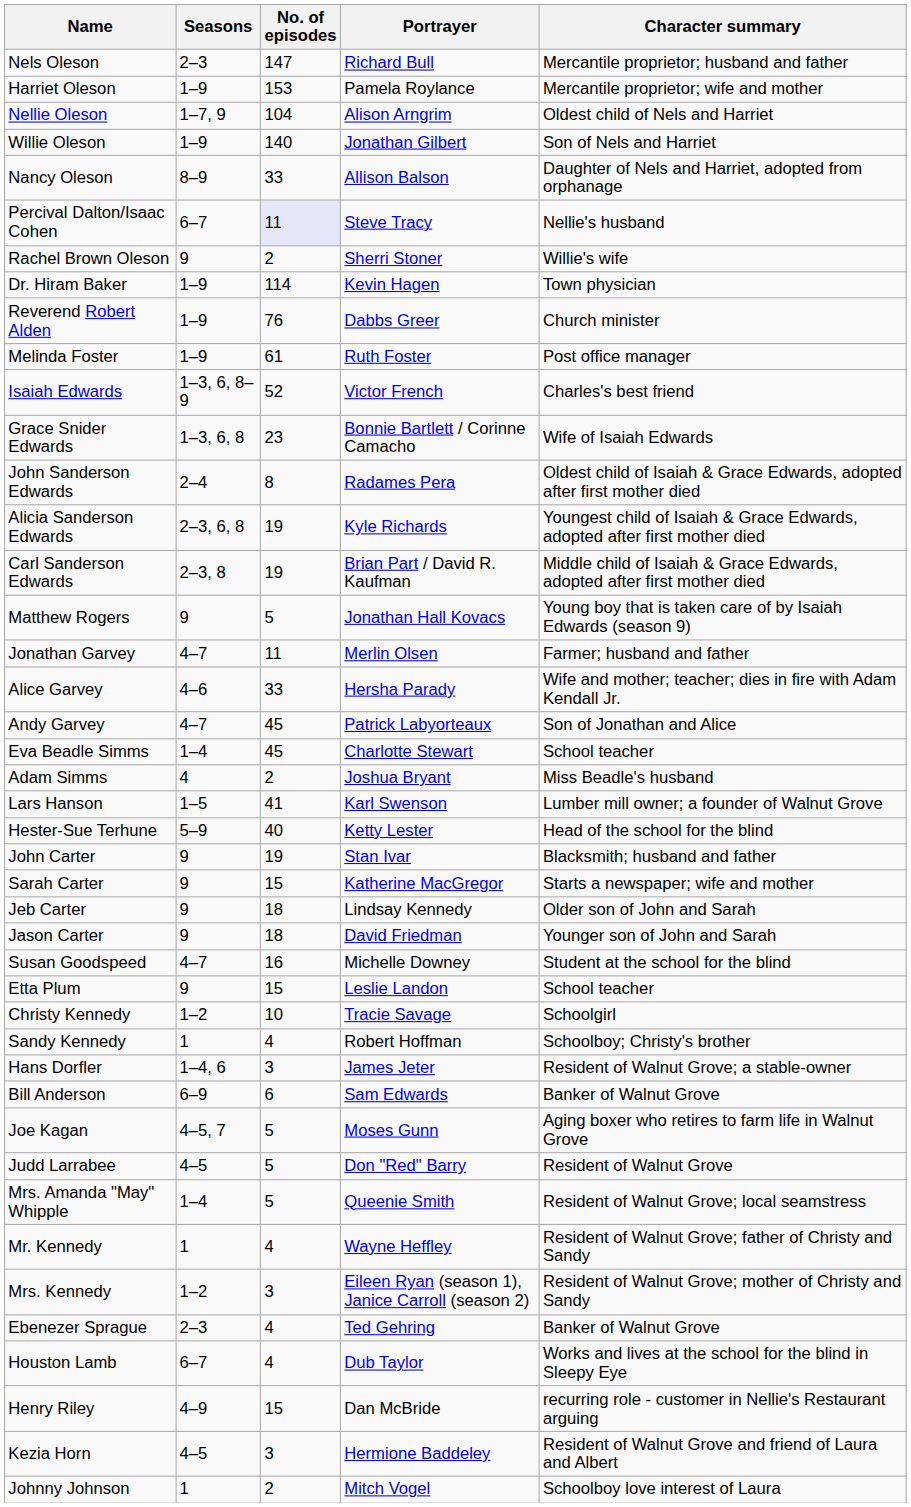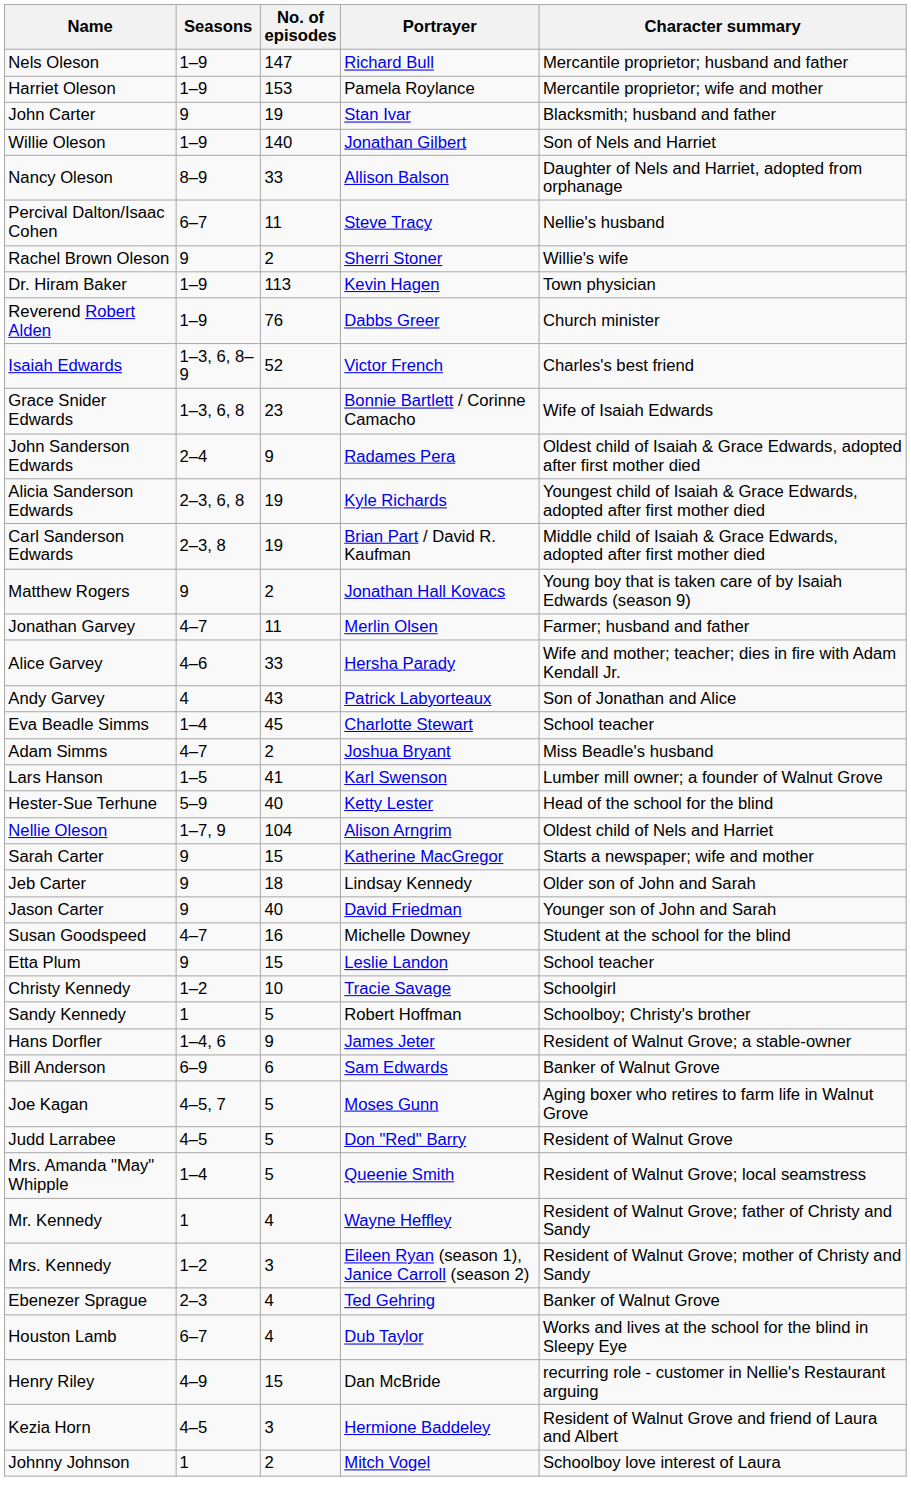(193, 62) 2–3 -> (193, 62) 1–9
rows swapped: (58, 115) <-> (52, 856)
(273, 222) lavender background -> (273, 222) no background
(278, 284) 114 -> (278, 284) 113
- row: (63, 356)
(269, 482) 8 -> (269, 456) 9
(269, 617) 5 -> (269, 591) 2
(193, 725) 4–7 -> (184, 698) 4
(274, 725) 45 -> (274, 698) 43
(184, 777) 4 -> (193, 751) 4–7
(274, 936) 18 -> (274, 909) 40
(269, 1041) 4 -> (269, 1015) 5
(269, 1068) 3 -> (269, 1041) 9
